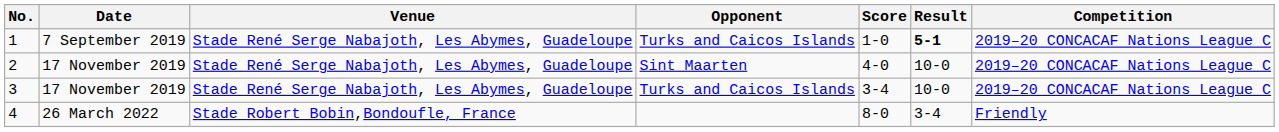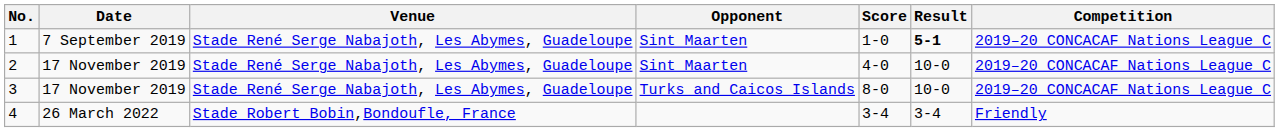(747, 41) Turks and Caicos Islands -> (693, 41) Sint Maarten
(875, 90) 3-4 -> (875, 90) 8-0
(875, 114) 8-0 -> (875, 114) 3-4
